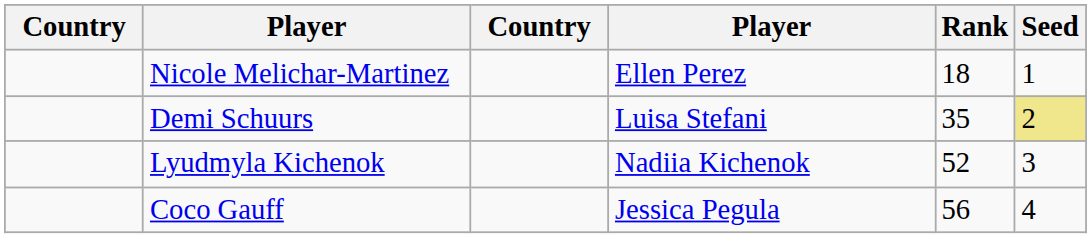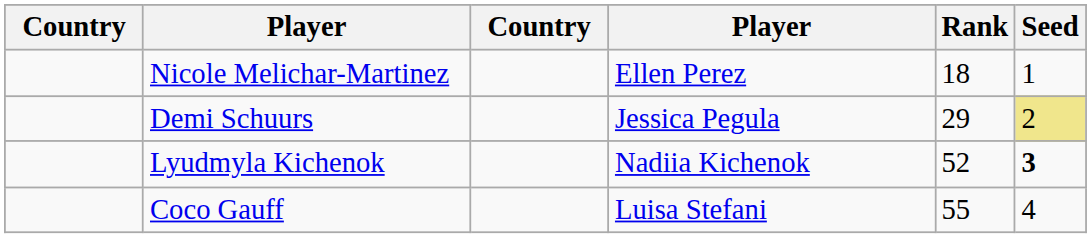(691, 118) Luisa Stefani -> (697, 118) Jessica Pegula
(956, 118) 35 -> (956, 118) 29
(1029, 163) normal -> (1029, 163) bold
(697, 208) Jessica Pegula -> (691, 208) Luisa Stefani
(956, 208) 56 -> (956, 208) 55
